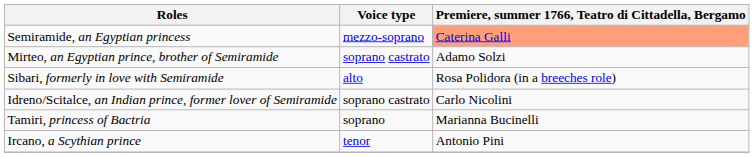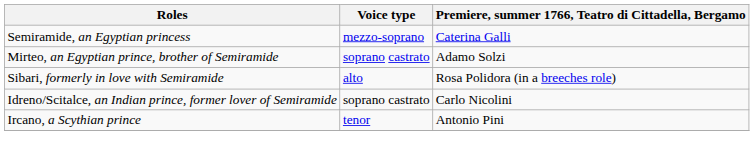(473, 36) lightsalmon background -> (473, 36) no background
- row: (79, 120)
